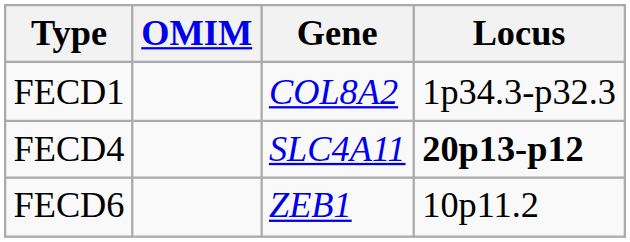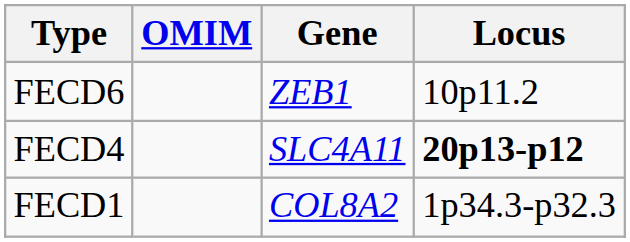rows swapped: (69, 90) <-> (69, 206)
